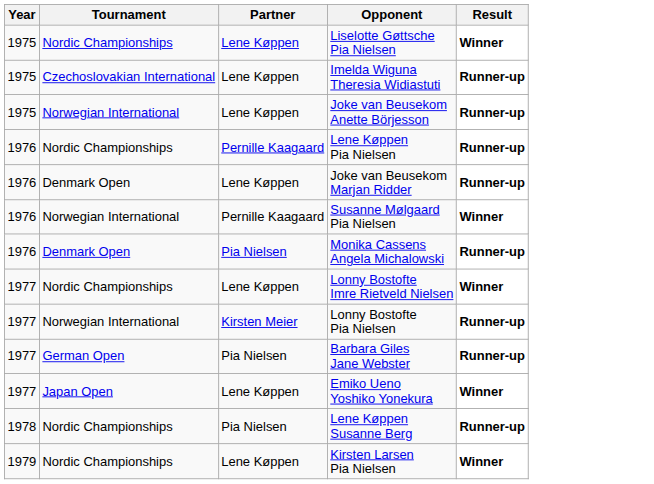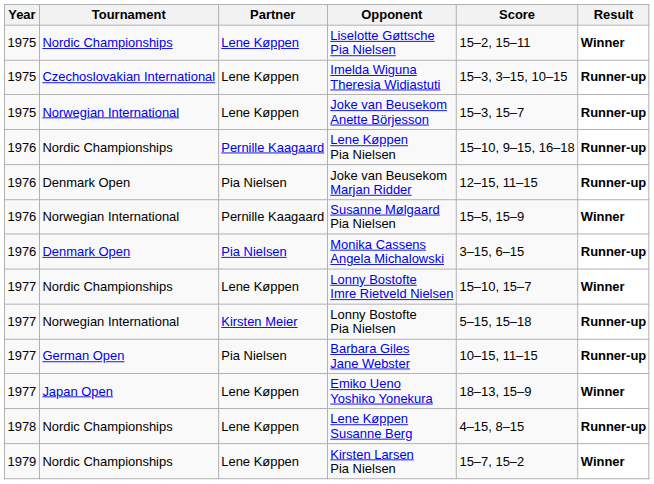+ column: (517, 15)
(260, 182) Lene Køppen -> (254, 182) Pia Nielsen
(254, 426) Pia Nielsen -> (260, 426) Lene Køppen
